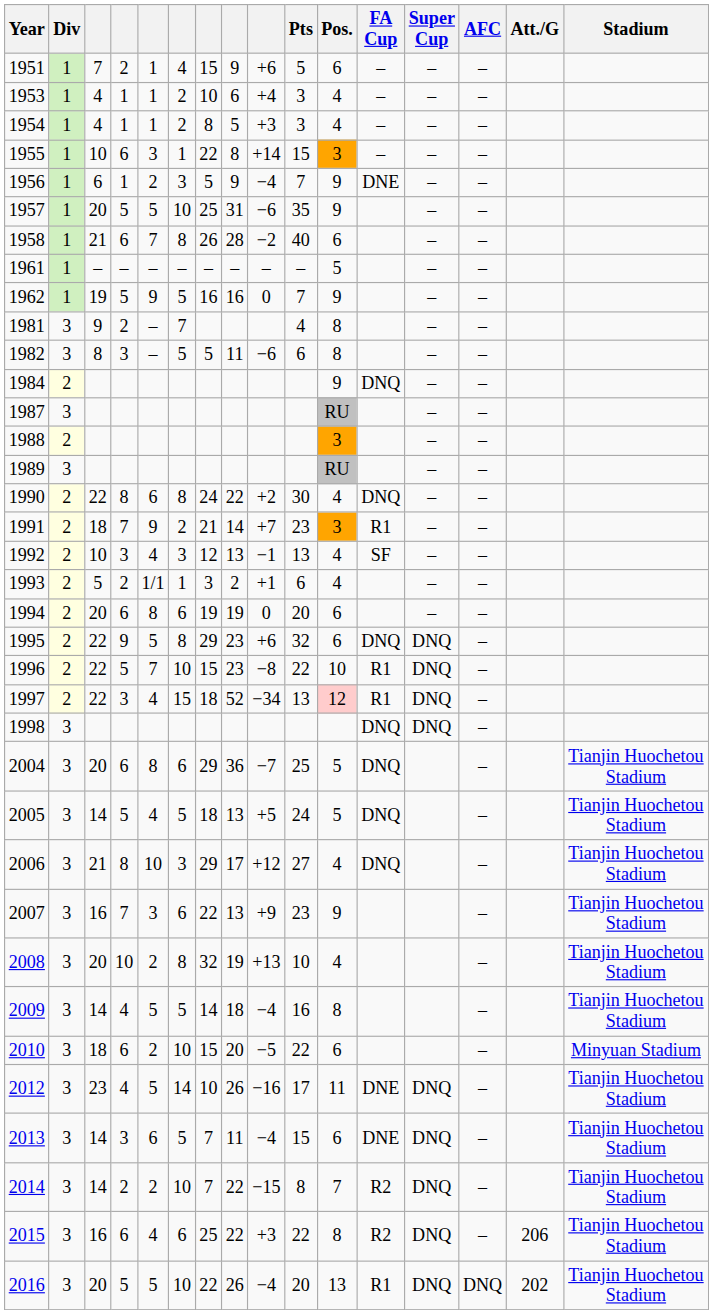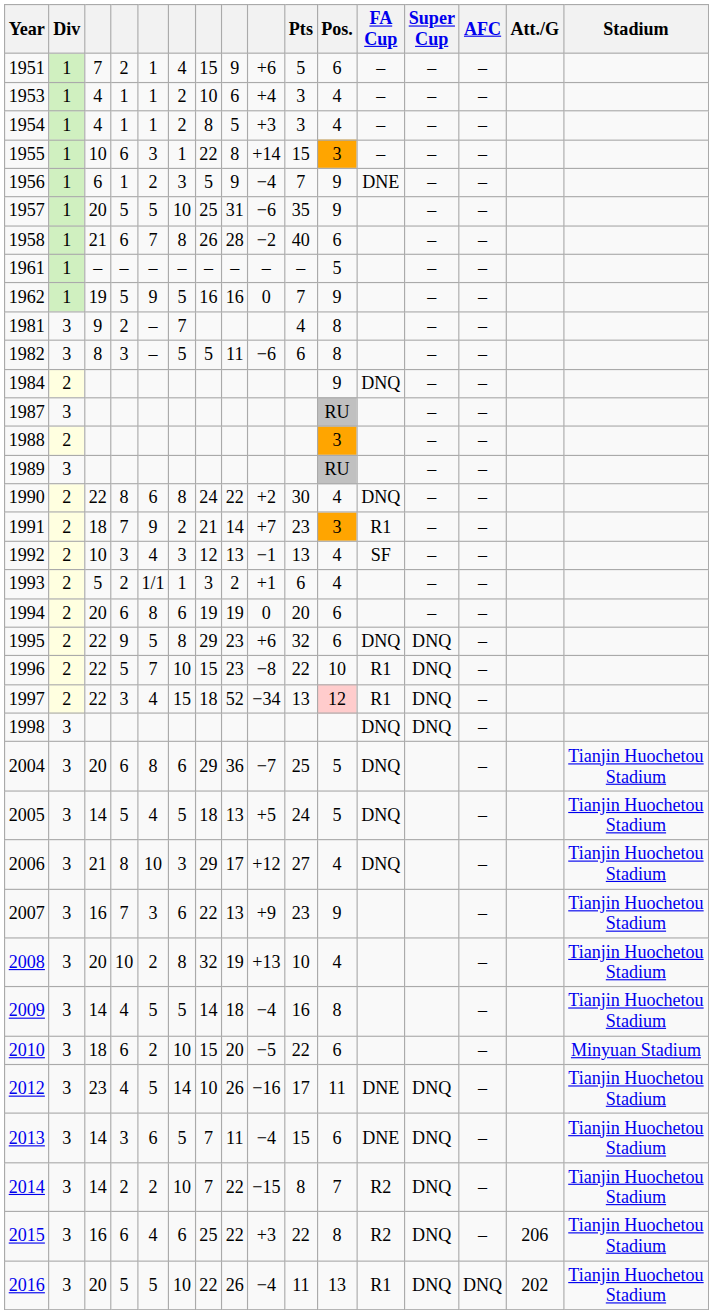(301, 1285) 20 -> (301, 1285) 11
